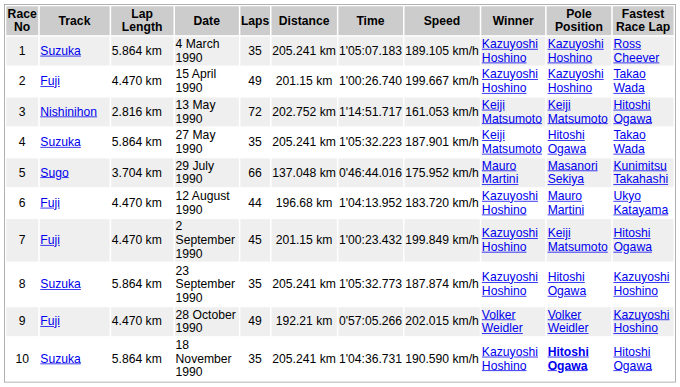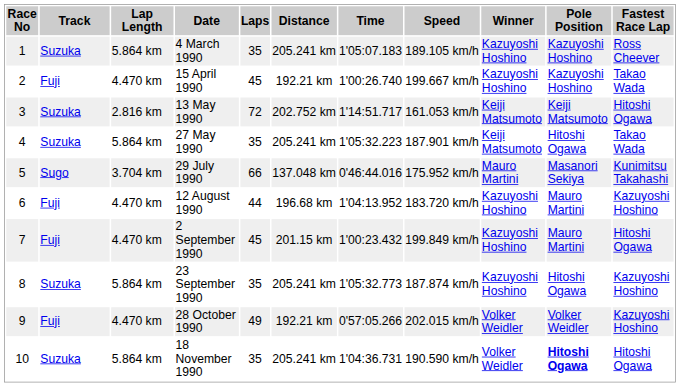(255, 81) 49 -> (255, 81) 45
(304, 81) 201.15 km -> (304, 81) 192.21 km
(69, 112) Nishinihon -> (61, 112) Suzuka
(641, 203) Ukyo Katayama -> (641, 203) Kazuyoshi Hoshino
(578, 240) Keiji Matsumoto -> (566, 240) Mauro Martini
(510, 359) Kazuyoshi Hoshino -> (502, 359) Volker Weidler
